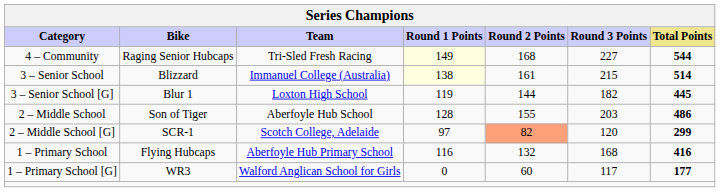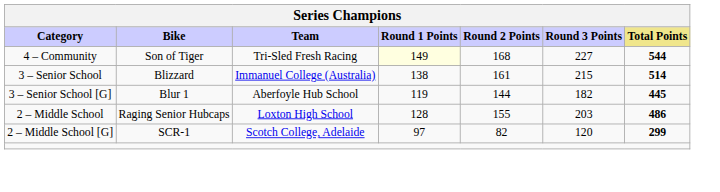(178, 55) Raging Senior Hubcaps -> (174, 55) Son of Tiger
(444, 75) lightyellow background -> (419, 75) no background
(320, 94) Loxton High School -> (305, 94) Aberfoyle Hub School
(178, 113) Son of Tiger -> (174, 113) Raging Senior Hubcaps
(320, 113) Aberfoyle Hub School -> (305, 113) Loxton High School
(527, 132) lightsalmon background -> (502, 132) no background
- row: (62, 152)
- row: (62, 171)
